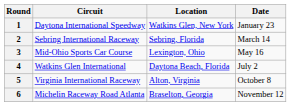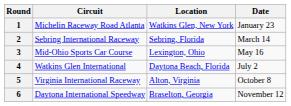(90, 24) Daytona International Speedway -> (90, 24) Michelin Raceway Road Atlanta
(90, 94) Michelin Raceway Road Atlanta -> (90, 94) Daytona International Speedway
